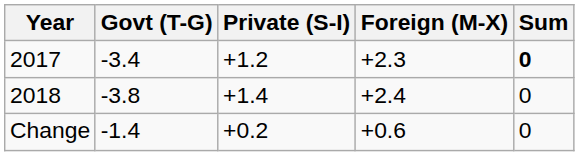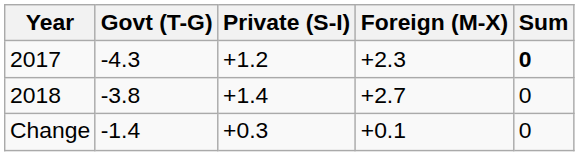(120, 58) -3.4 -> (120, 58) -4.3
(383, 95) +2.4 -> (383, 95) +2.7
(246, 131) +0.2 -> (246, 131) +0.3
(383, 131) +0.6 -> (383, 131) +0.1
